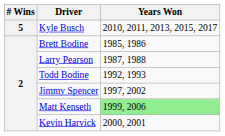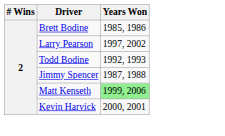- row: (62, 28)
(124, 59) 1987, 1988 -> (124, 44) 1997, 2002
(124, 91) 1997, 2002 -> (124, 75) 1987, 1988
